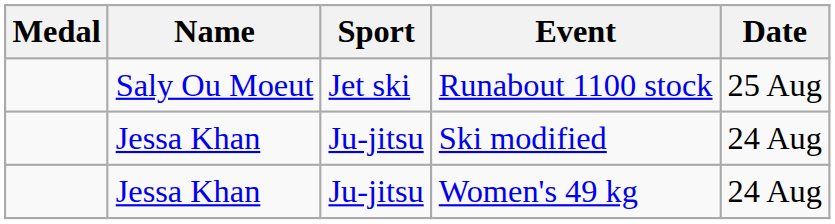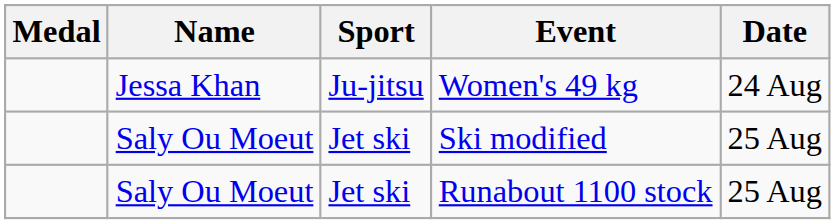rows swapped: (538, 191) <-> (576, 84)
(188, 138) Jessa Khan -> (215, 138) Saly Ou Moeut
(376, 138) Ju-jitsu -> (369, 138) Jet ski
(775, 138) 24 Aug -> (775, 138) 25 Aug
